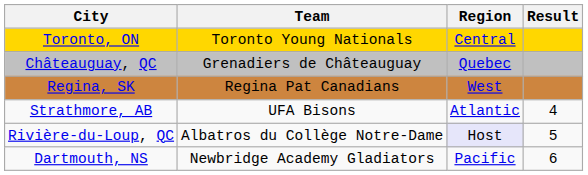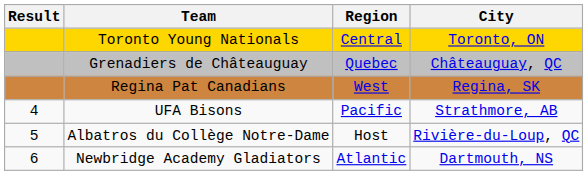columns swapped: (553, 16) <-> (91, 16)
(485, 111) Atlantic -> (371, 111) Pacific
(485, 135) lavender background -> (371, 135) no background
(485, 159) Pacific -> (371, 159) Atlantic
